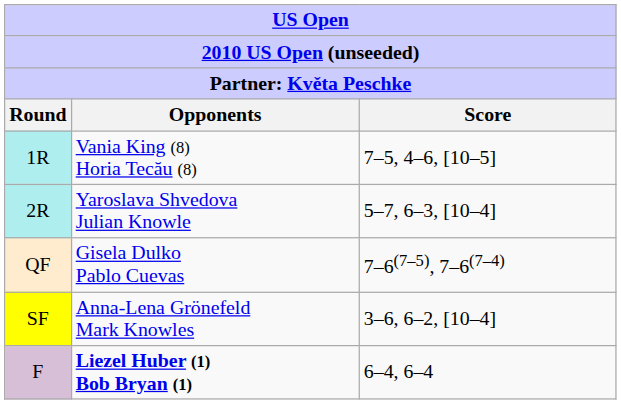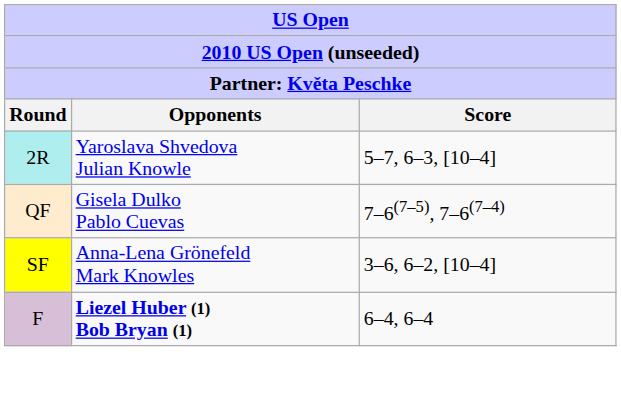- row: (136, 157)
